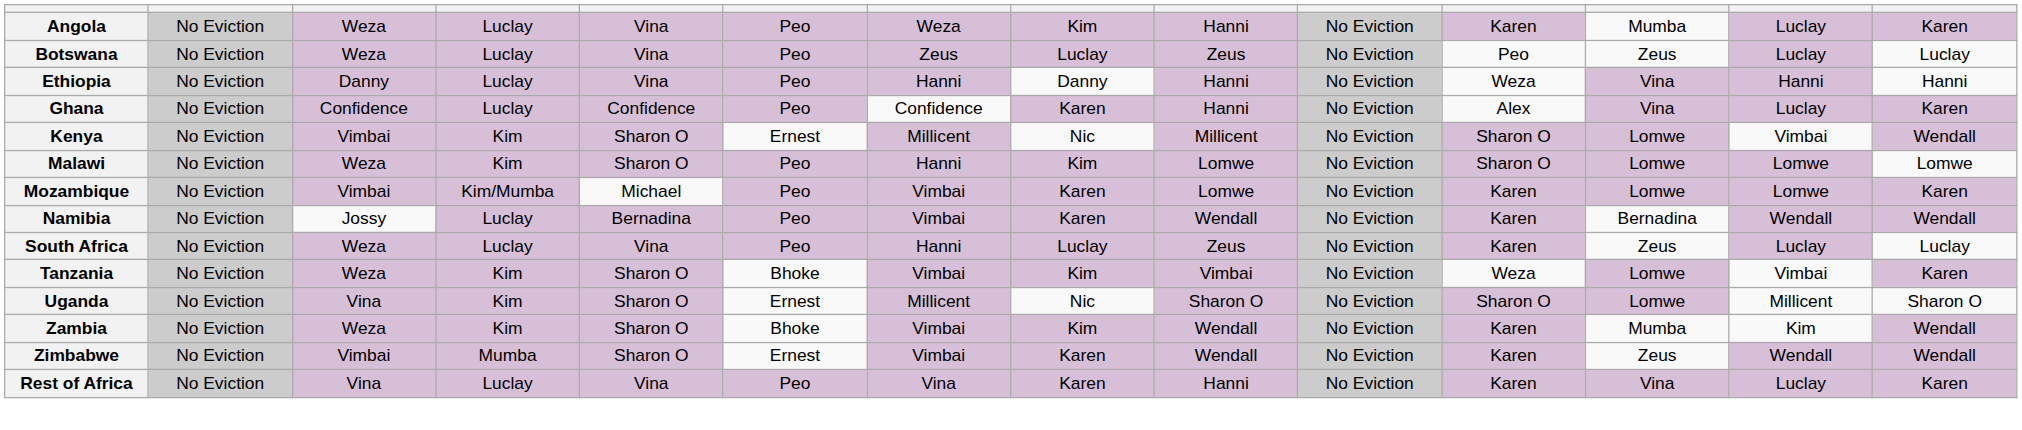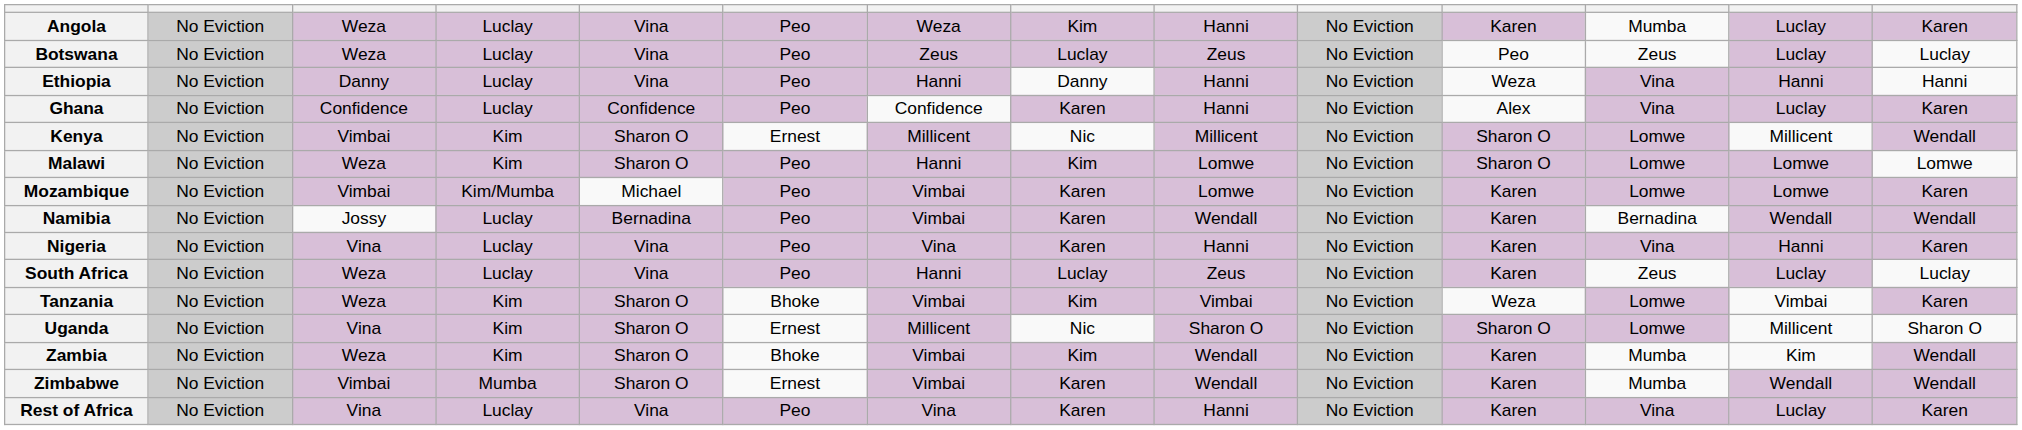(1801, 136) Vimbai -> (1801, 136) Millicent
+ row: (76, 246)
(1657, 355) Zeus -> (1657, 383) Mumba
